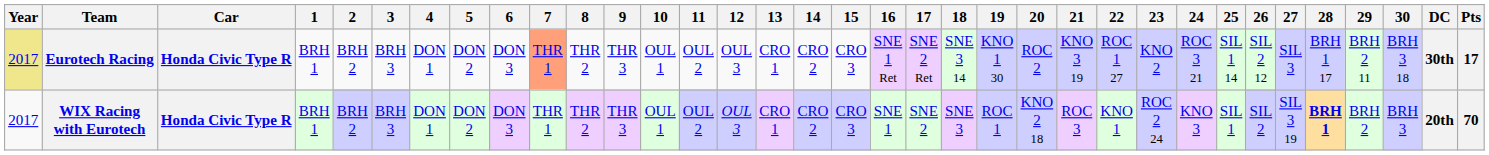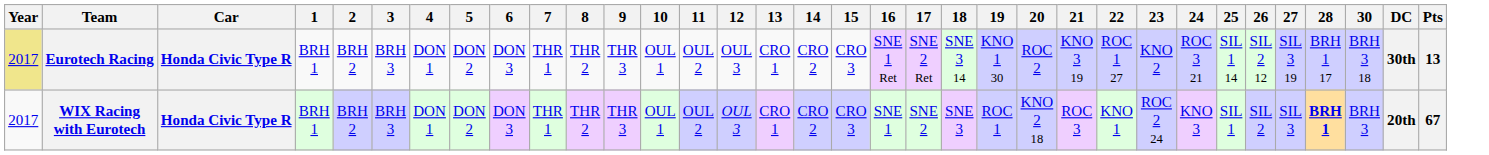- column: (1364, 16)
(548, 59) lightsalmon background -> (548, 59) no background
(1291, 59) SIL 3 -> (1291, 58) SIL 3 19
(1471, 59) 17 -> (1433, 59) 13
(1291, 119) SIL 3 19 -> (1291, 119) SIL 3
(1471, 119) 70 -> (1433, 119) 67
